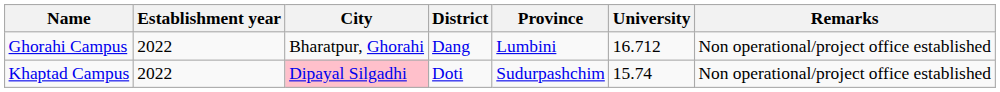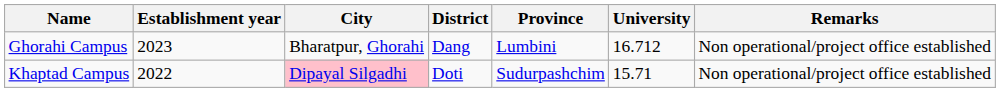(155, 45) 2022 -> (155, 45) 2023
(632, 73) 15.74 -> (632, 73) 15.71
